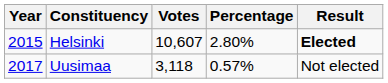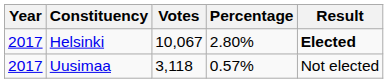(25, 41) 2015 -> (25, 41) 2017
(179, 41) 10,607 -> (179, 41) 10,067
